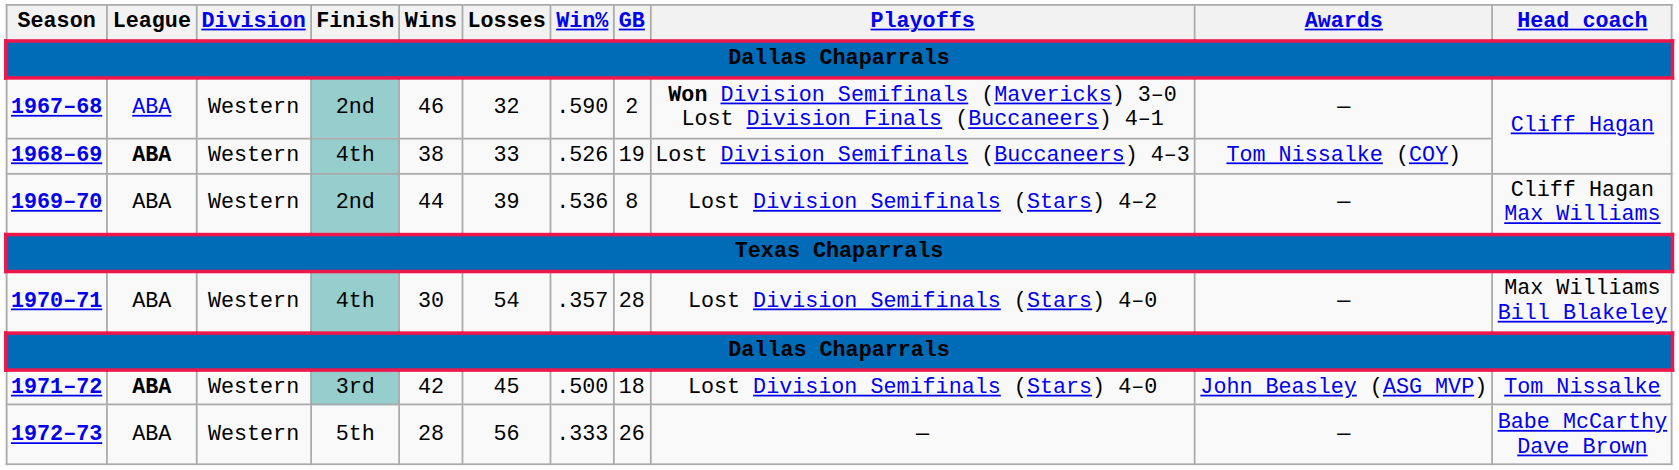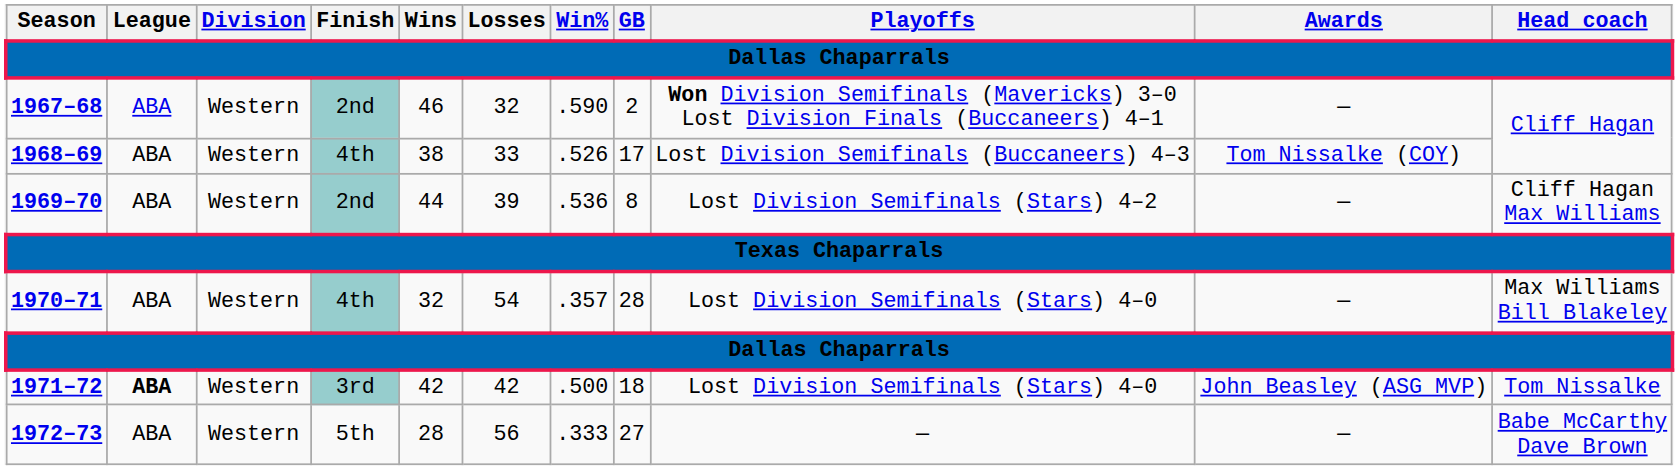(152, 156) bold -> (152, 156) normal
(632, 156) 19 -> (632, 156) 17
(431, 302) 30 -> (431, 302) 32
(507, 388) 45 -> (507, 388) 42
(632, 435) 26 -> (632, 435) 27
